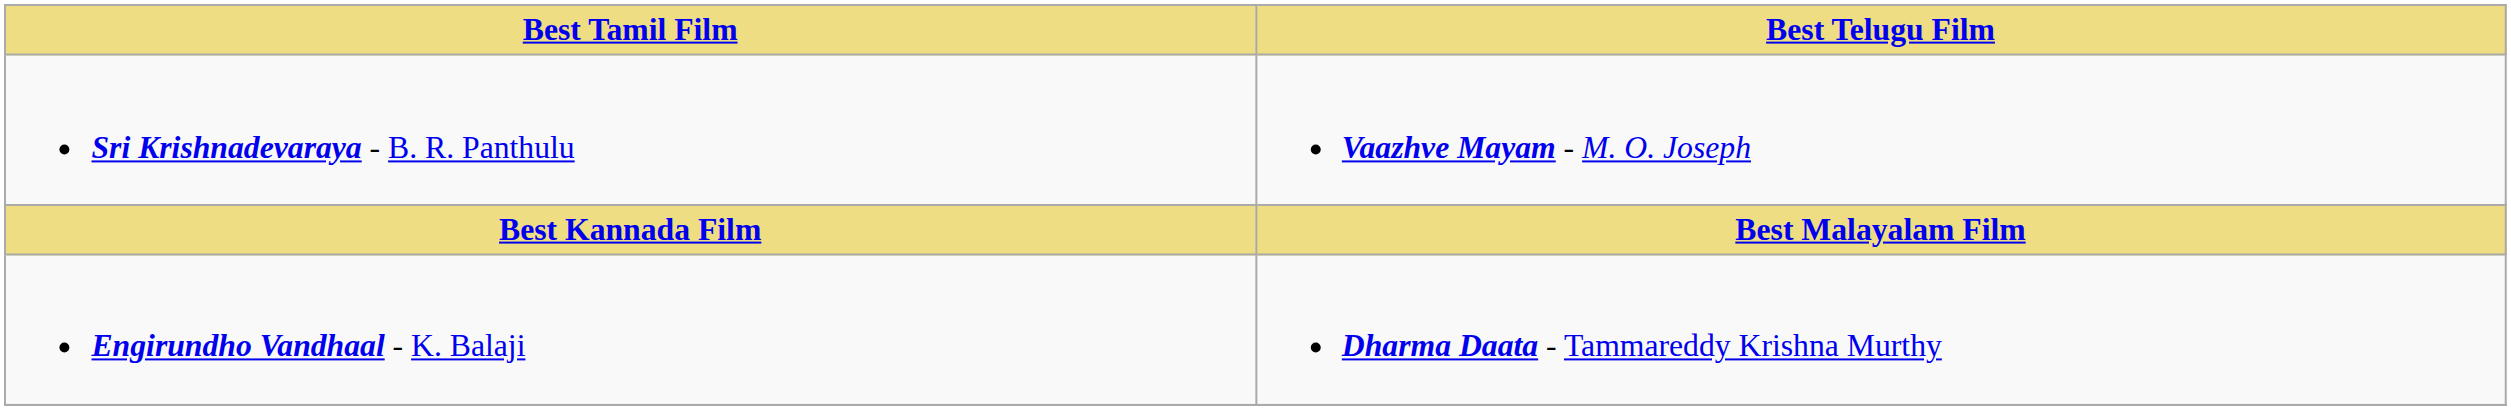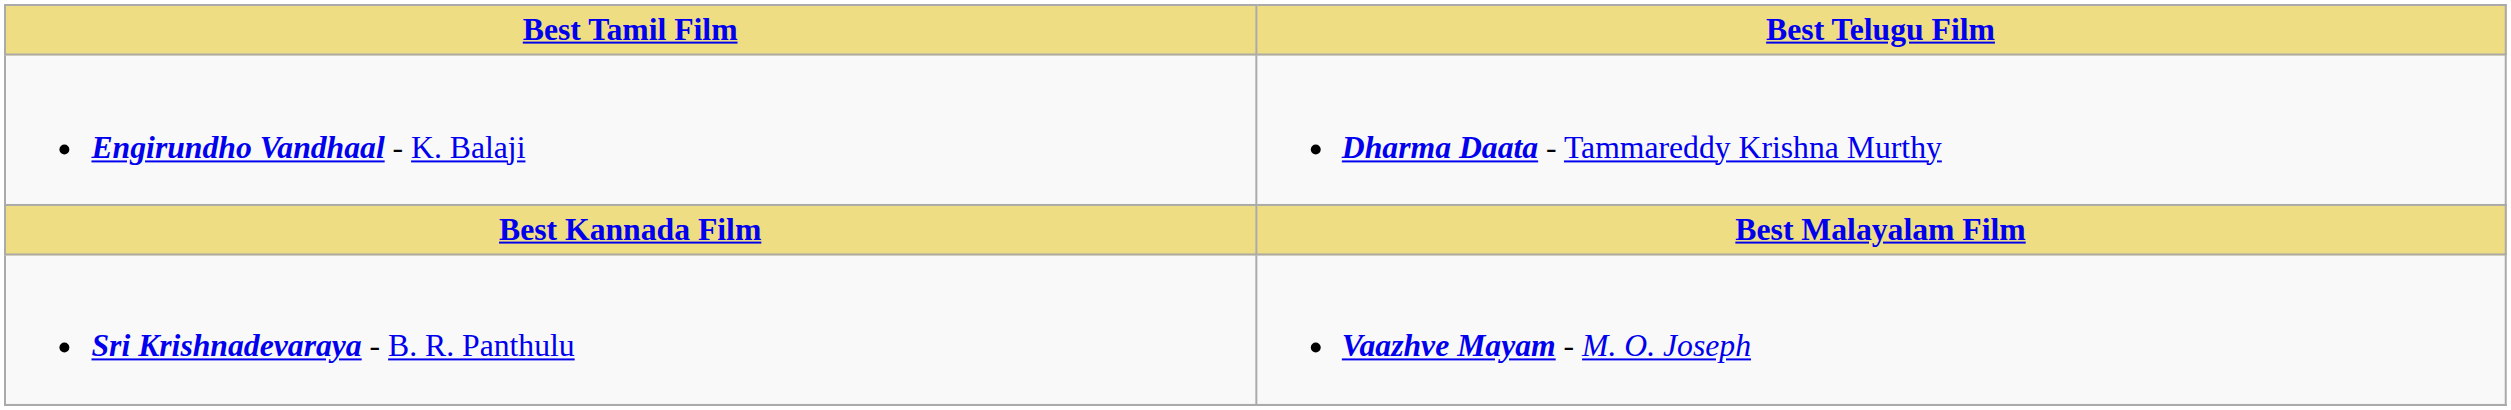rows swapped: (630, 347) <-> (630, 148)
